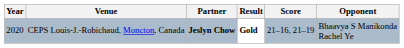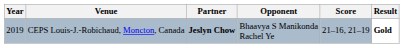columns swapped: (358, 12) <-> (251, 12)
(15, 31) 2020 -> (15, 31) 2019
